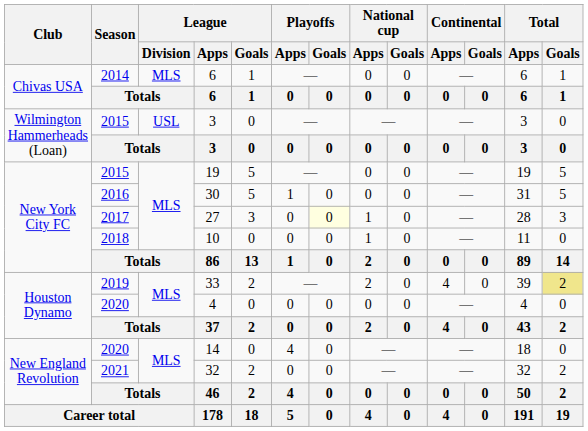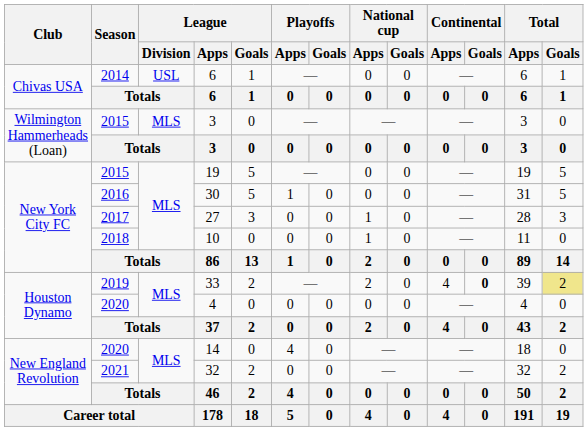(166, 75) MLS -> (166, 75) USL
(166, 121) USL -> (166, 121) MLS
(329, 217) lightyellow background -> (329, 217) no background
(485, 283) normal -> (485, 283) bold
